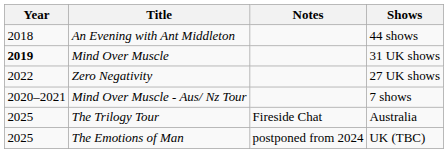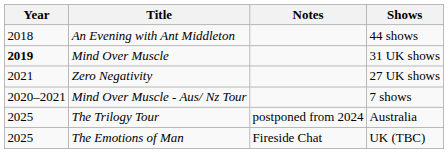(20, 76) 2022 -> (20, 76) 2021
(287, 117) Fireside Chat -> (308, 117) postponed from 2024
(308, 138) postponed from 2024 -> (287, 138) Fireside Chat
